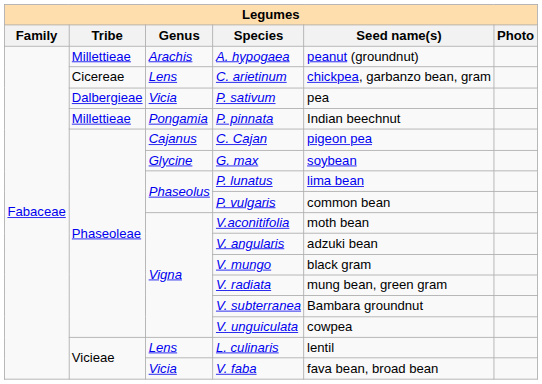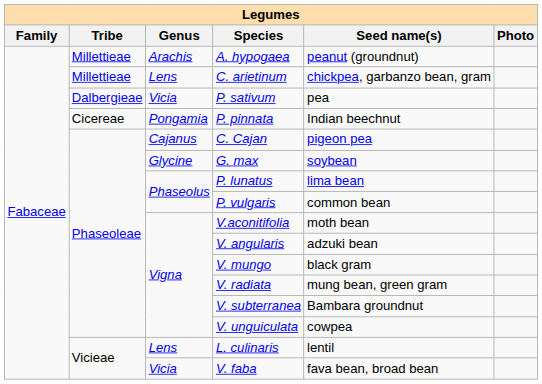(98, 77) Cicereae -> (101, 77) Millettieae
(101, 118) Millettieae -> (98, 118) Cicereae
